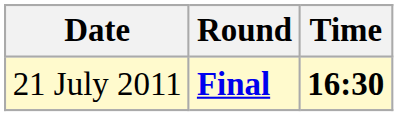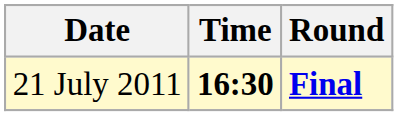columns swapped: (346, 30) <-> (245, 30)
